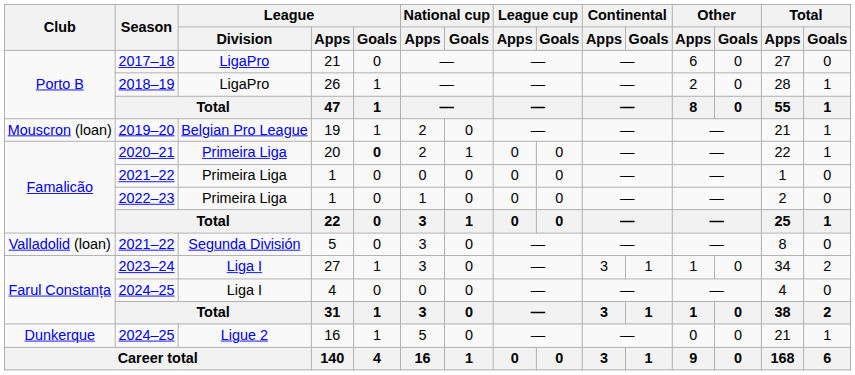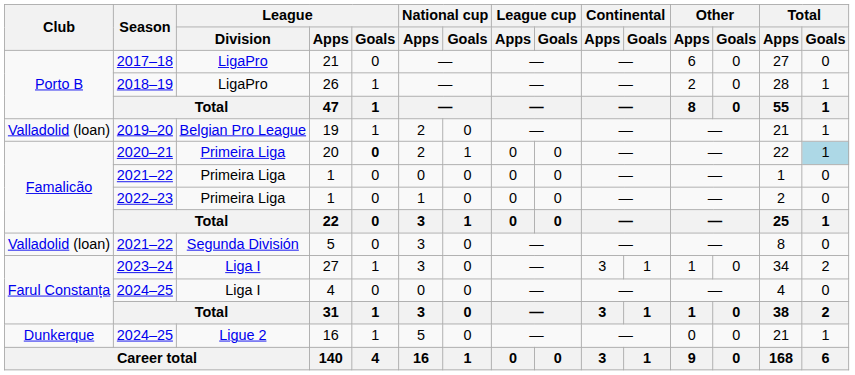(60, 130) Mouscron (loan) -> (59, 130) Valladolid (loan)
(827, 152) no background -> (826, 152) lightblue background
